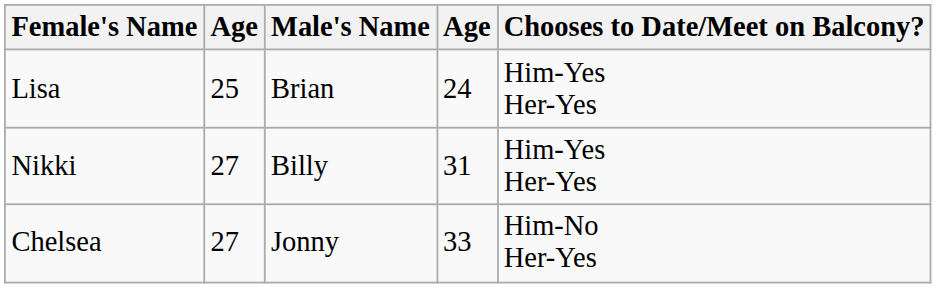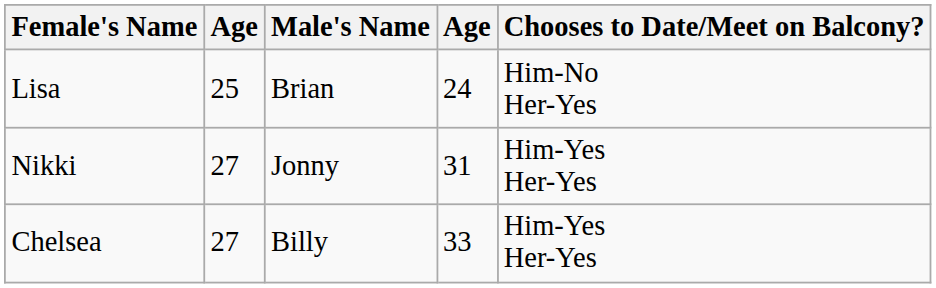(554, 88) Him-Yes Her-Yes -> (551, 88) Him-No Her-Yes
(299, 165) Billy -> (305, 165) Jonny
(305, 242) Jonny -> (299, 242) Billy
(551, 242) Him-No Her-Yes -> (554, 242) Him-Yes Her-Yes
